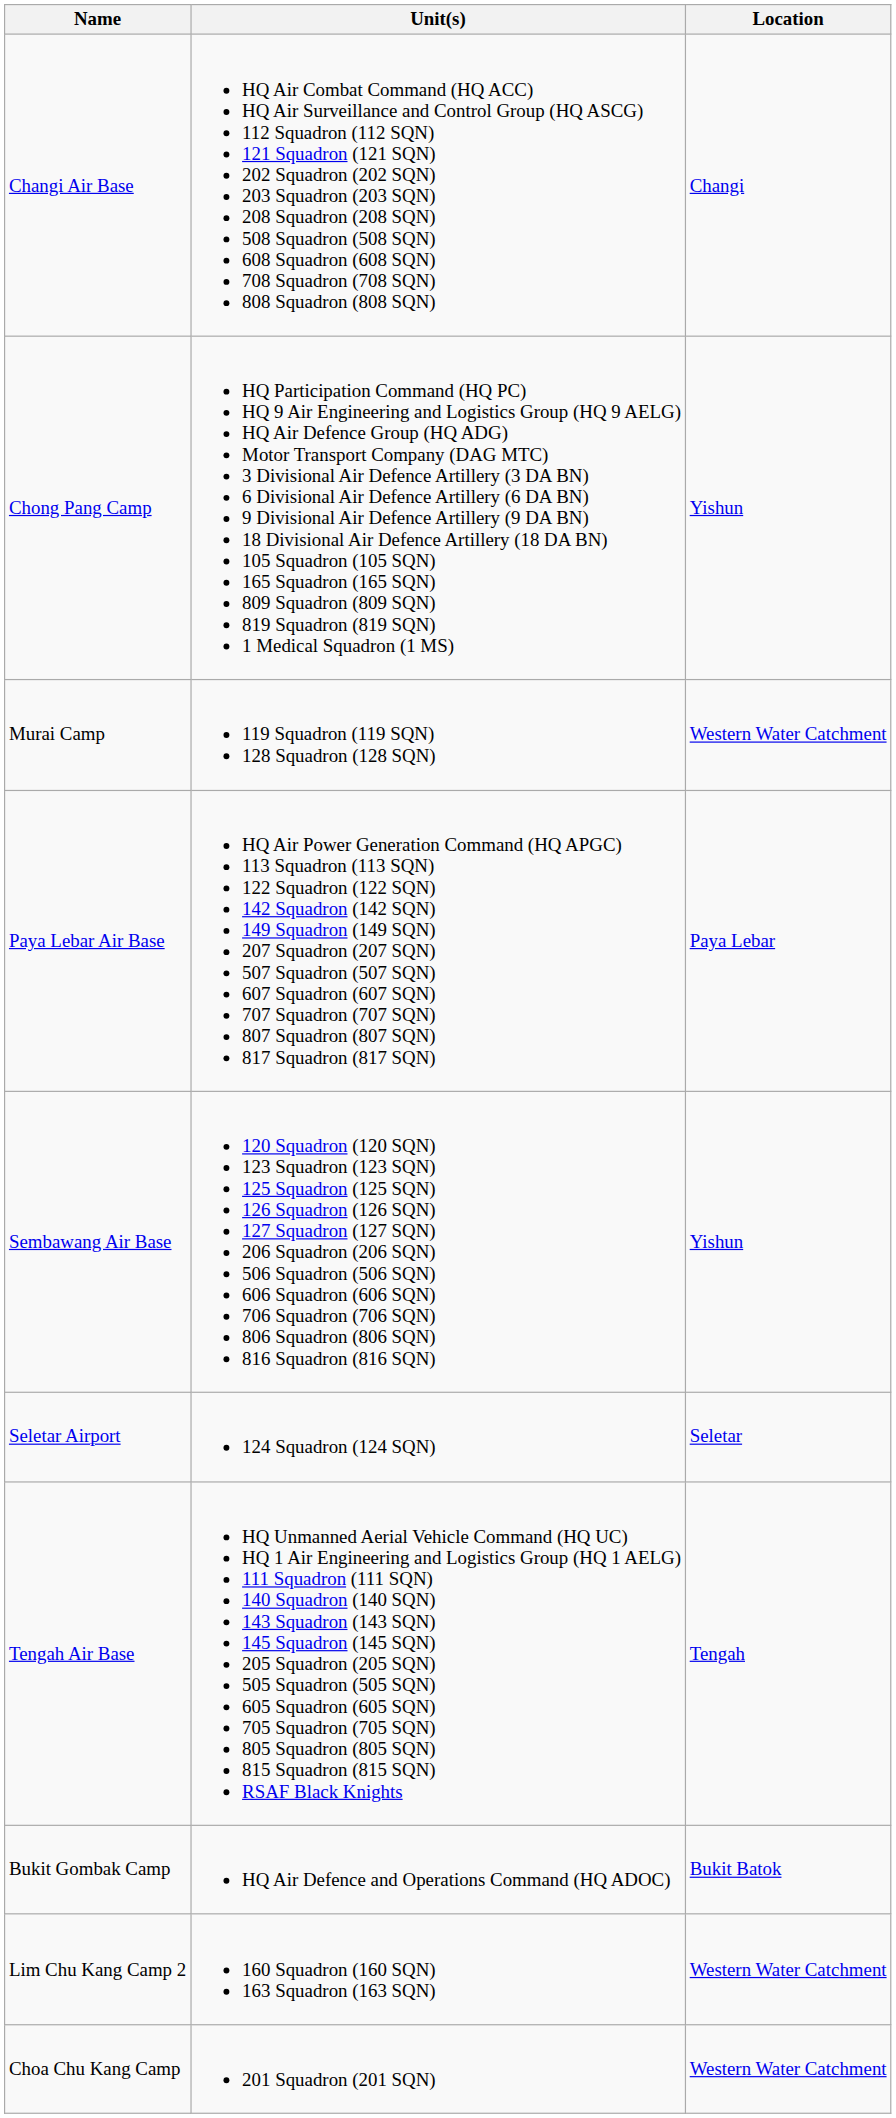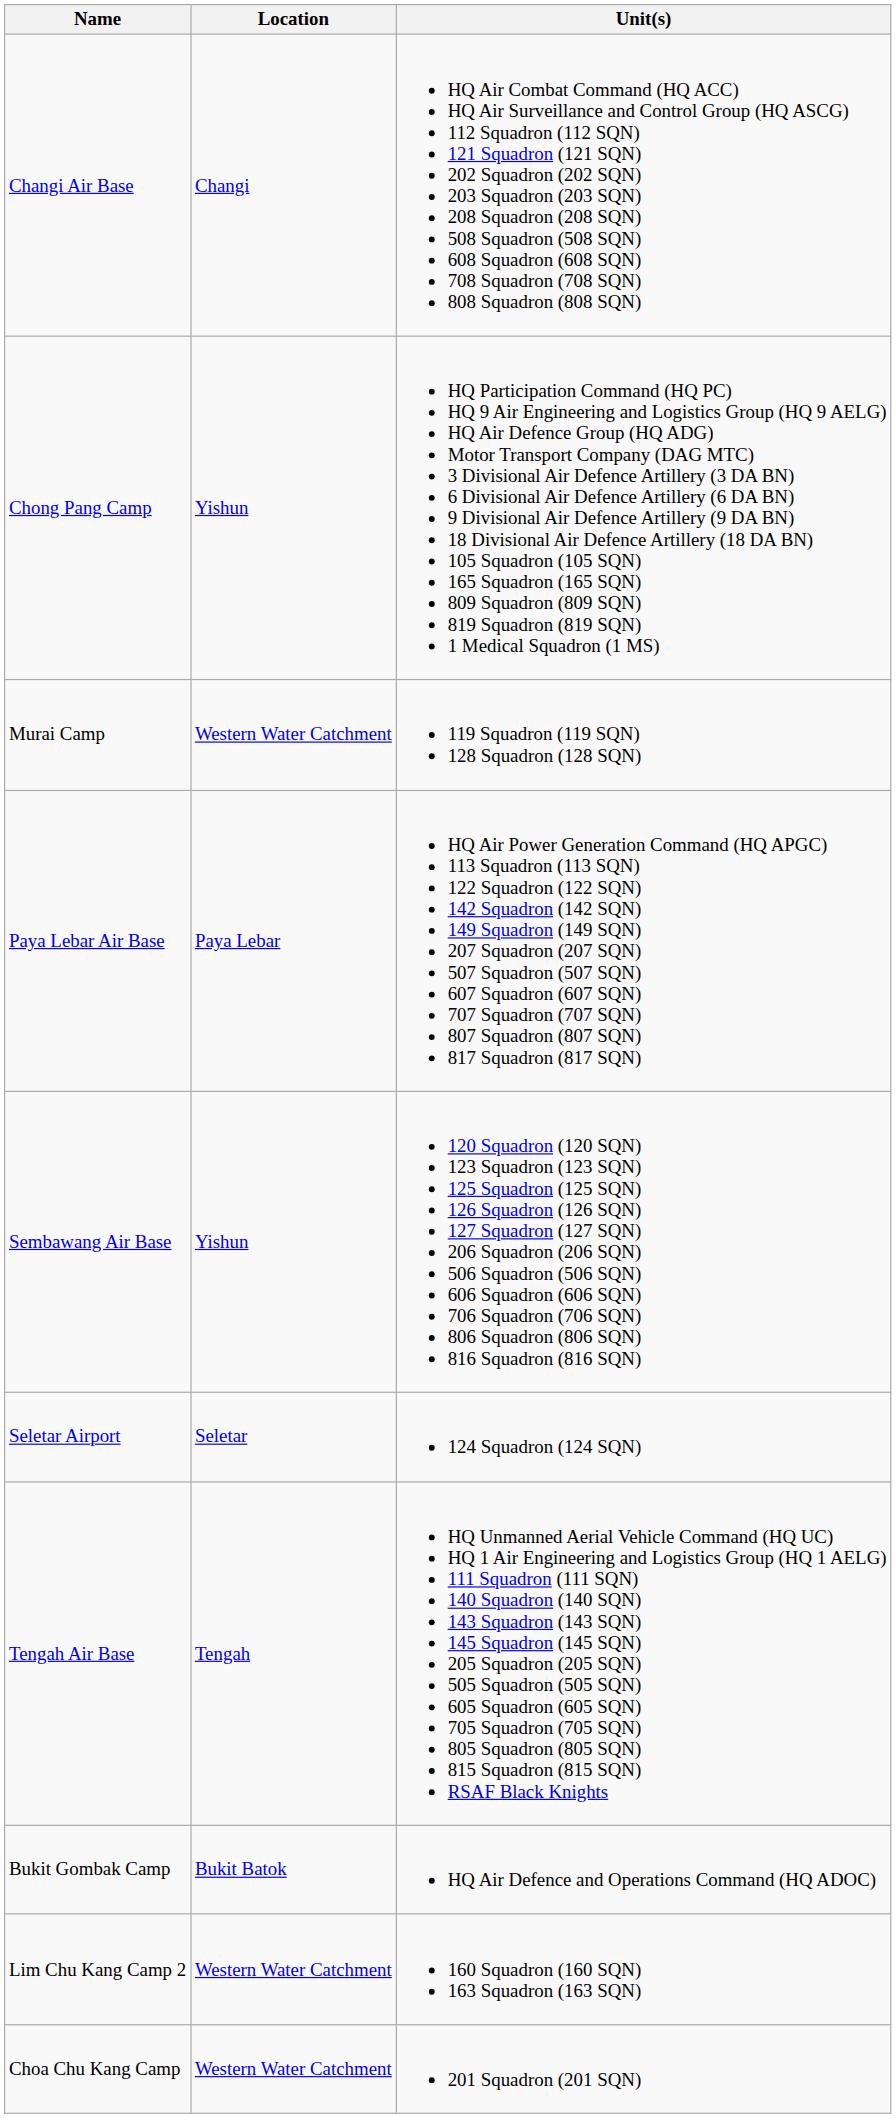columns swapped: (788, 19) <-> (438, 19)
